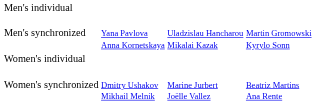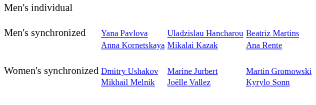(279, 39) Martin Gromowski Kyrylo Sonn -> (273, 39) Beatriz Martins Ana Rente
- row: (45, 59)
(273, 91) Beatriz Martins Ana Rente -> (279, 76) Martin Gromowski Kyrylo Sonn
